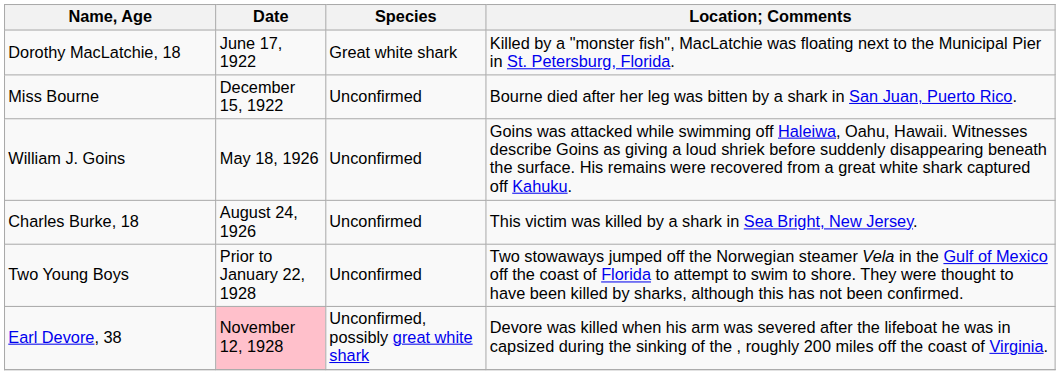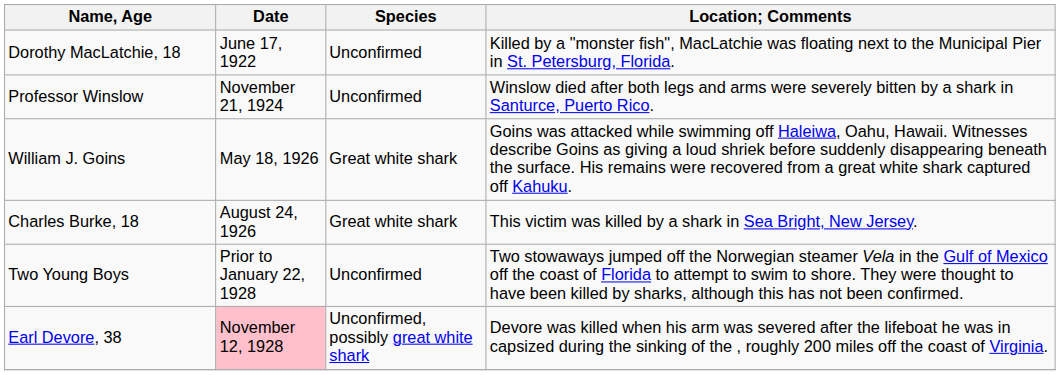(393, 52) Great white shark -> (376, 52) Unconfirmed
- row: (54, 96)
+ row: (76, 96)
(376, 159) Unconfirmed -> (393, 159) Great white shark
(376, 221) Unconfirmed -> (393, 221) Great white shark
